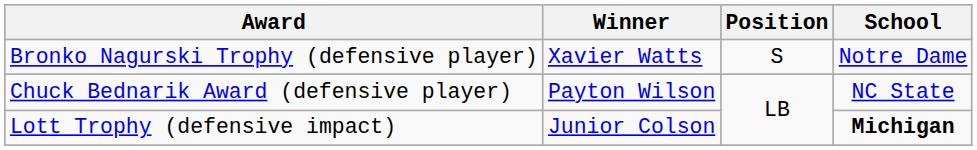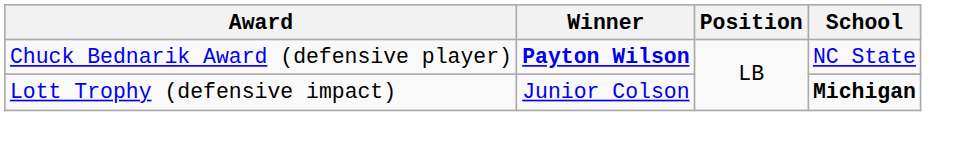- row: (274, 57)
(632, 92) normal -> (606, 57) bold
